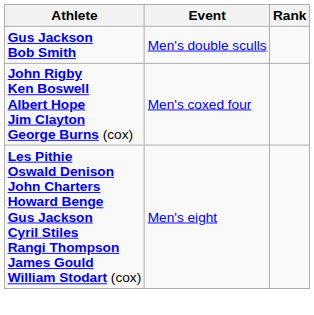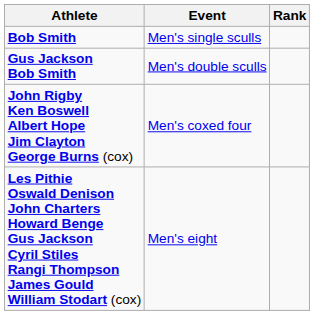+ row: (42, 37)
